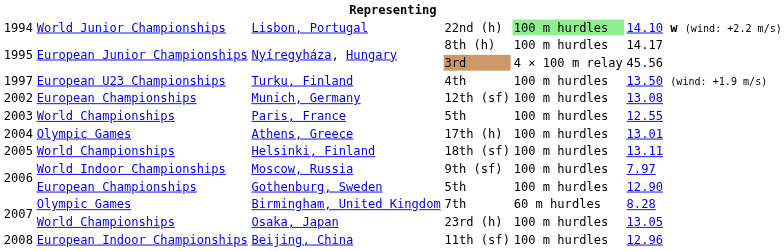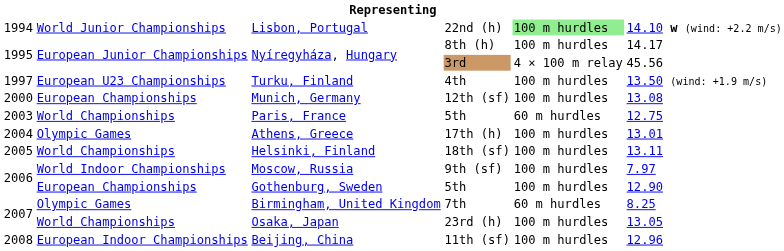(18, 98) 2002 -> (18, 98) 2000
(561, 116) 100 m hurdles -> (557, 116) 60 m hurdles
(645, 116) 12.55 -> (645, 116) 12.75
(641, 204) 8.28 -> (641, 204) 8.25
